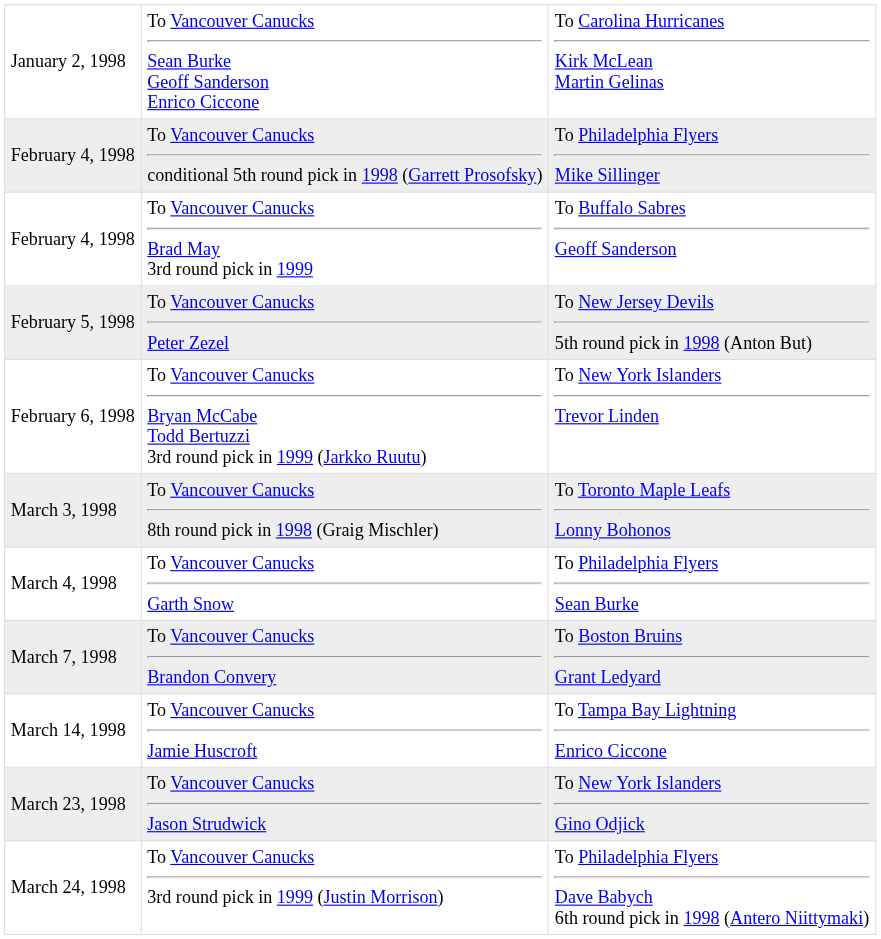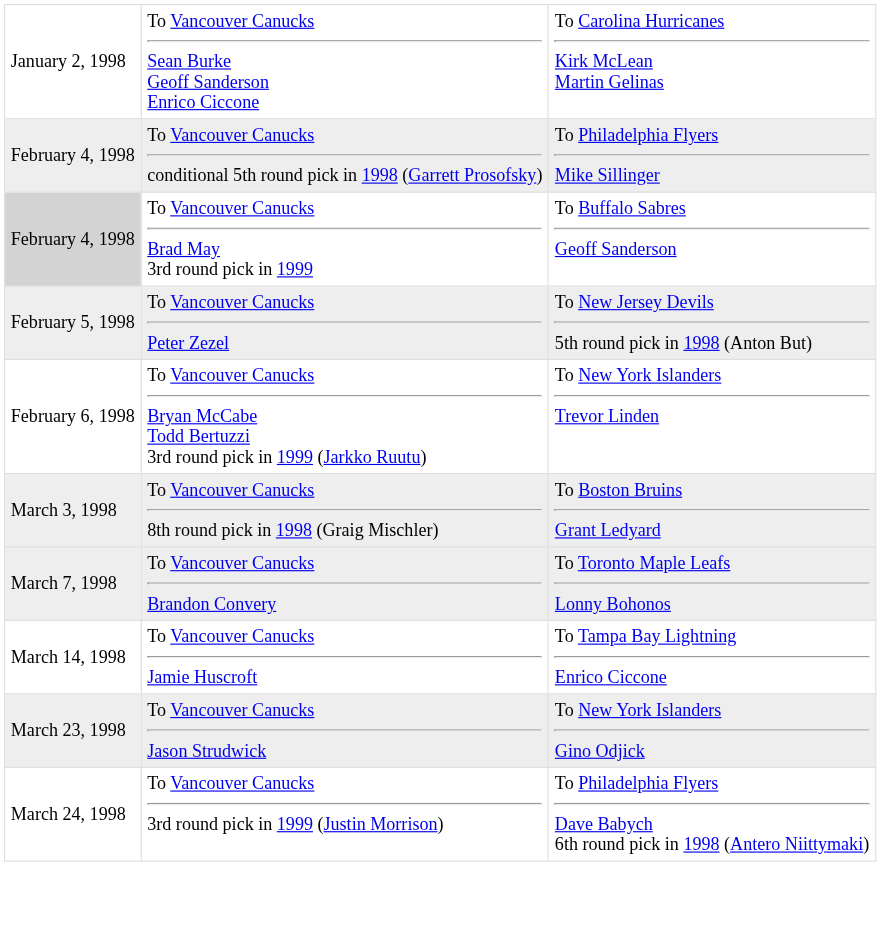(73, 238) no background -> (73, 238) lightgrey background
(712, 510) To Toronto Maple Leafs Lonny Bohonos -> (712, 510) To Boston Bruins Grant Ledyard
- row: (345, 583)
(712, 657) To Boston Bruins Grant Ledyard -> (712, 583) To Toronto Maple Leafs Lonny Bohonos
